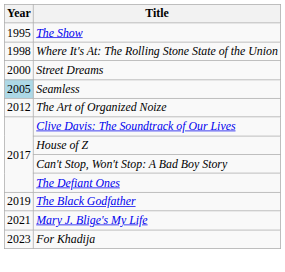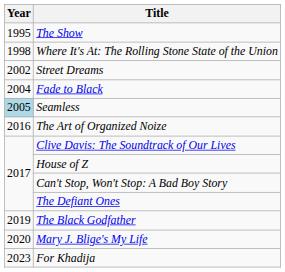(19, 70) 2000 -> (19, 70) 2002
+ row: (69, 88)
(19, 107) 2012 -> (19, 126) 2016
(19, 220) 2021 -> (19, 239) 2020
